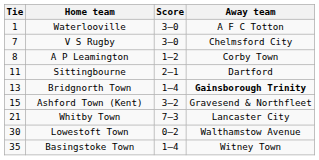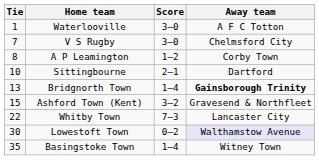(15, 72) 11 -> (15, 72) 10
(15, 117) 21 -> (15, 117) 22
(251, 132) no background -> (251, 132) lavender background
